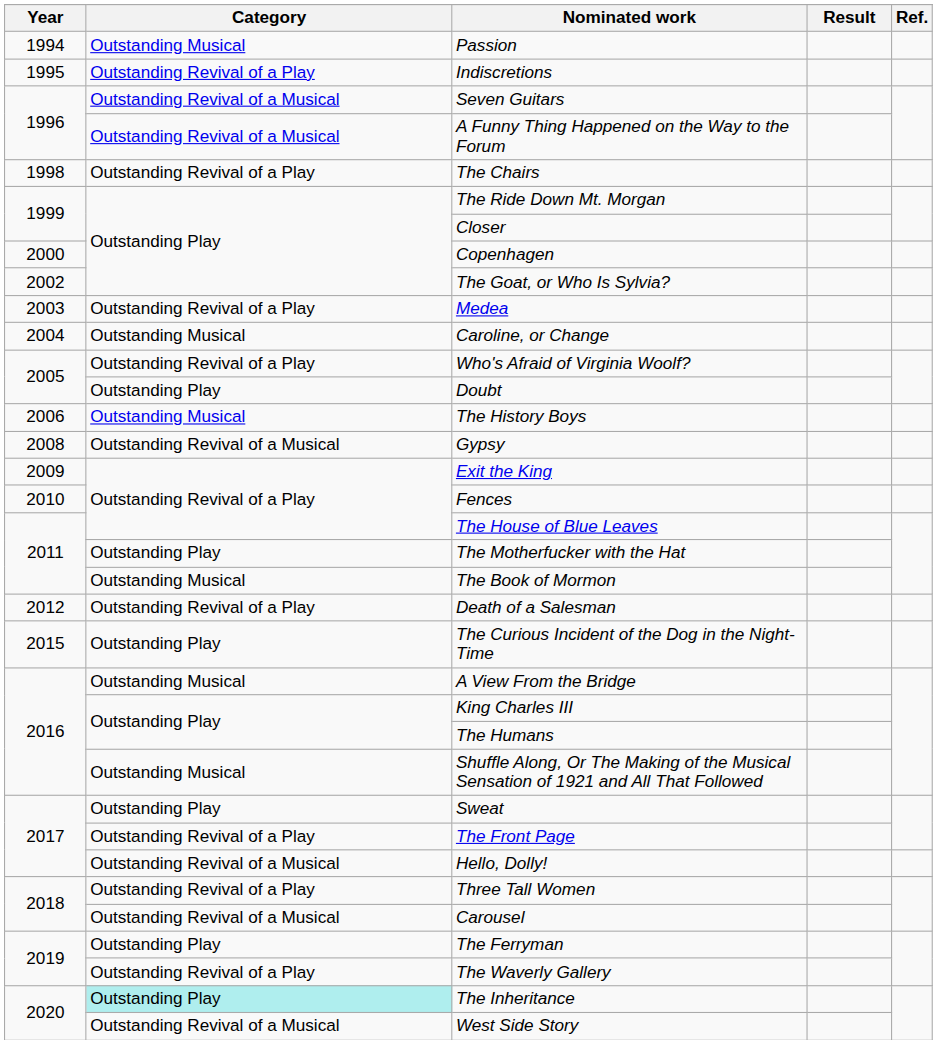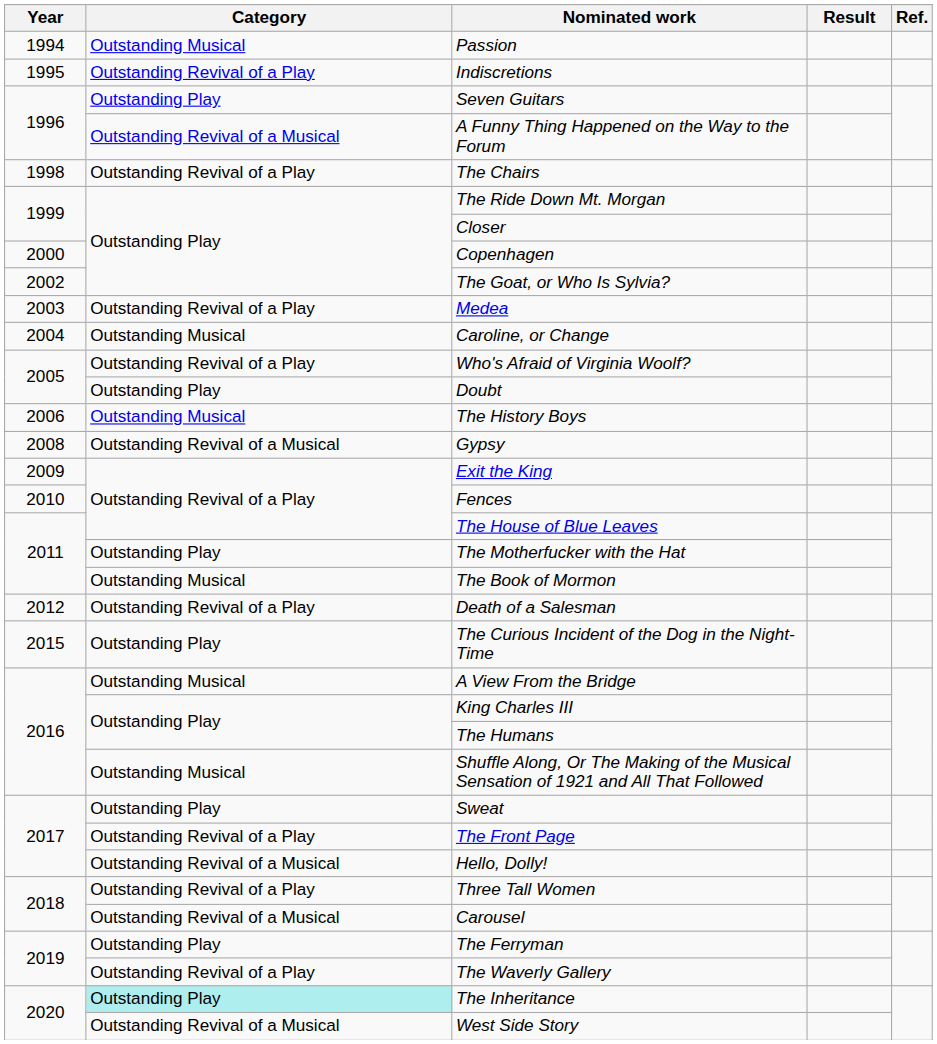(215, 99) Outstanding Revival of a Musical -> (155, 99) Outstanding Play
